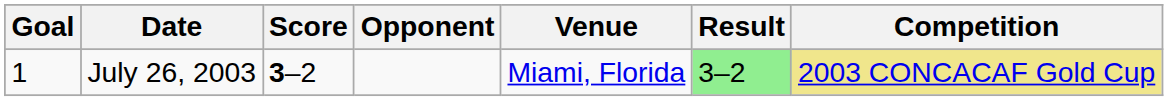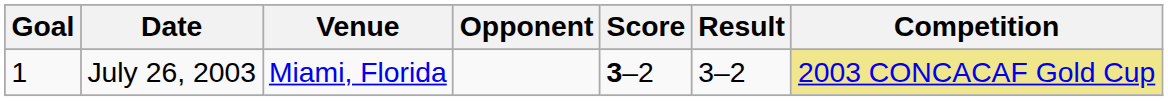columns swapped: (596, 26) <-> (308, 26)
(722, 71) lightgreen background -> (722, 71) no background
